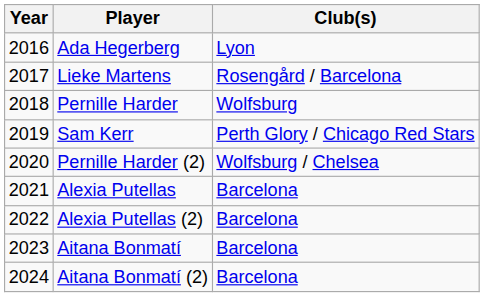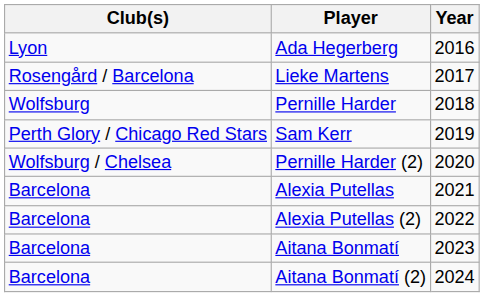columns swapped: (29, 18) <-> (345, 18)
